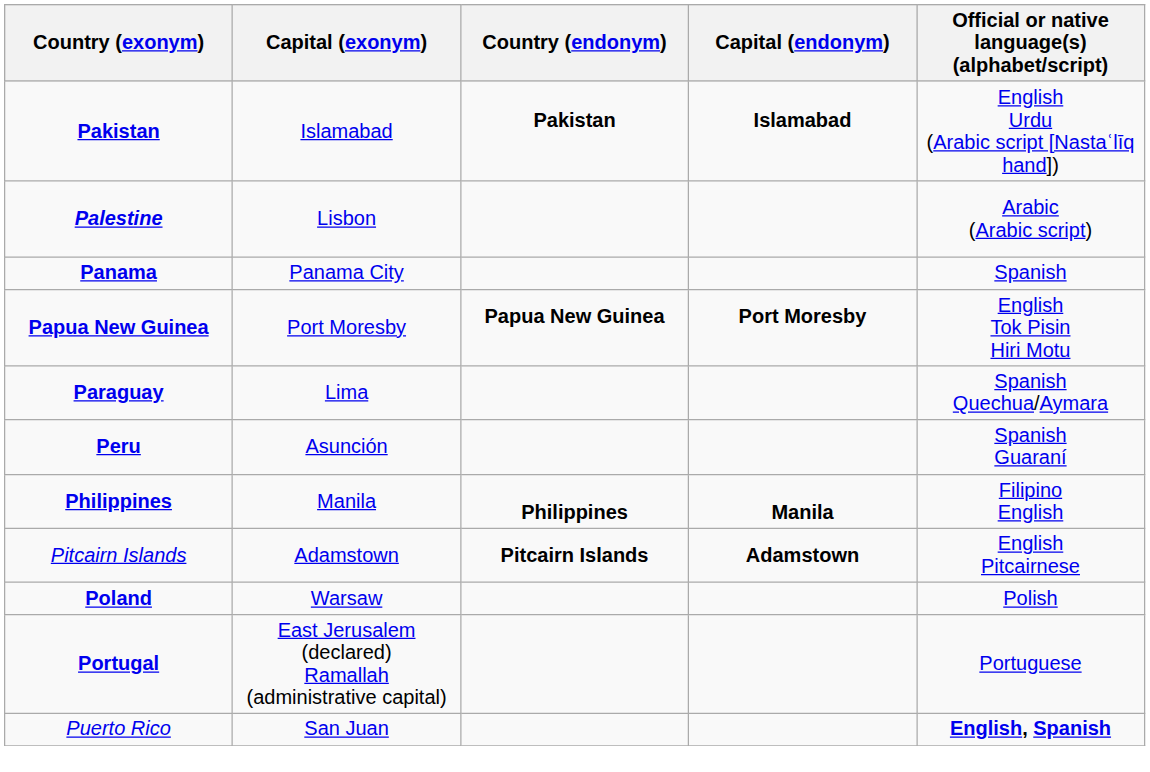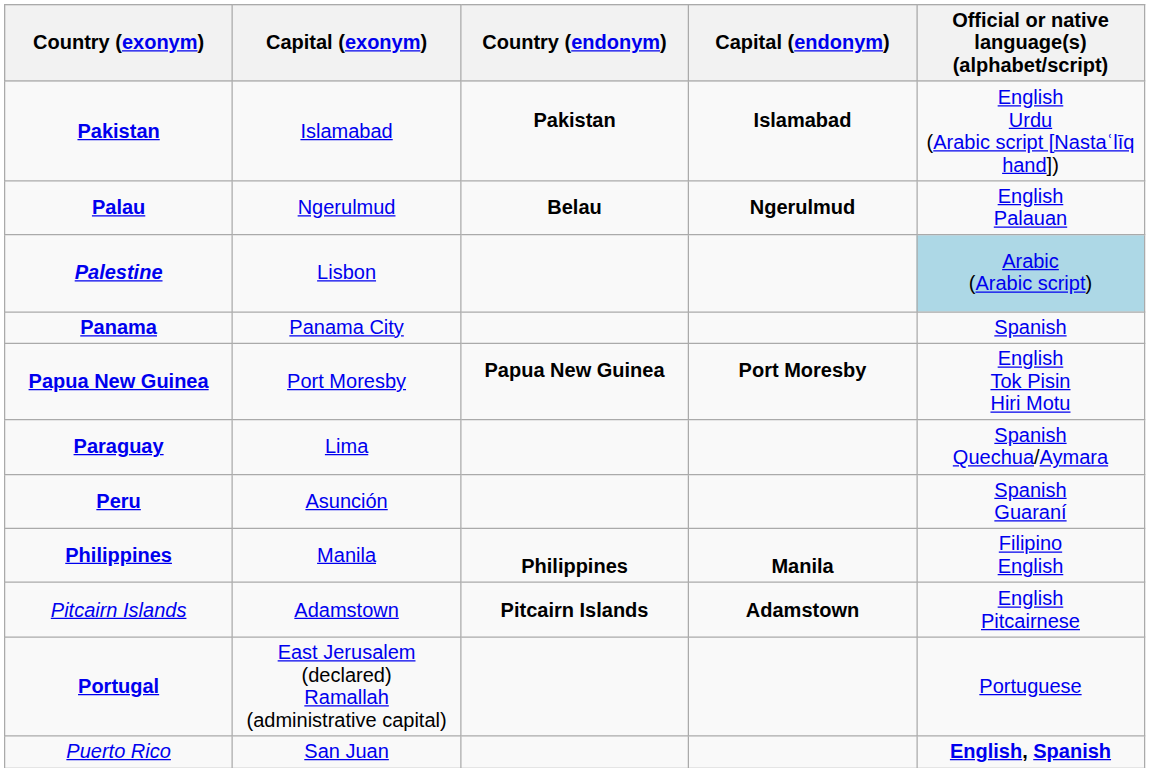+ row: (119, 207)
(1030, 218) no background -> (1030, 273) lightblue background
- row: (119, 598)
